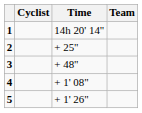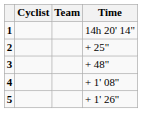columns swapped: (122, 13) <-> (79, 13)
